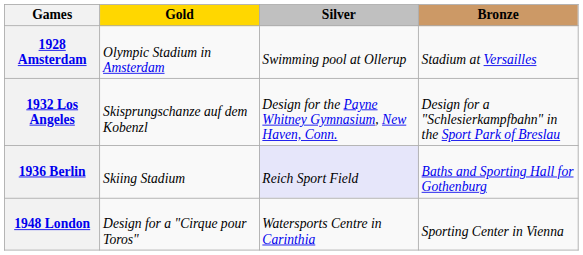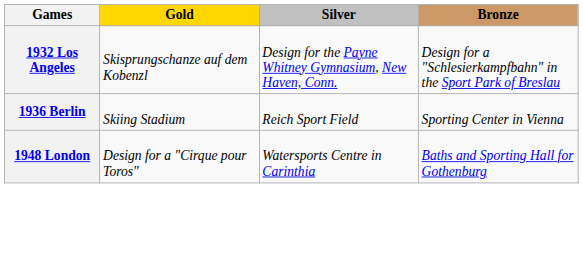- row: (52, 52)
(310, 179) lavender background -> (310, 119) no background
(498, 179) Baths and Sporting Hall for Gothenburg -> (493, 119) Sporting Center in Vienna
(493, 231) Sporting Center in Vienna -> (498, 164) Baths and Sporting Hall for Gothenburg
